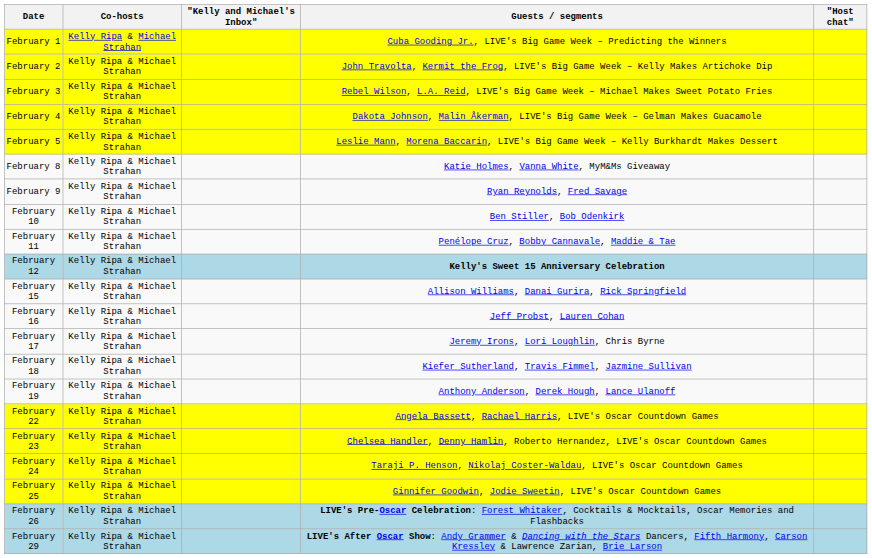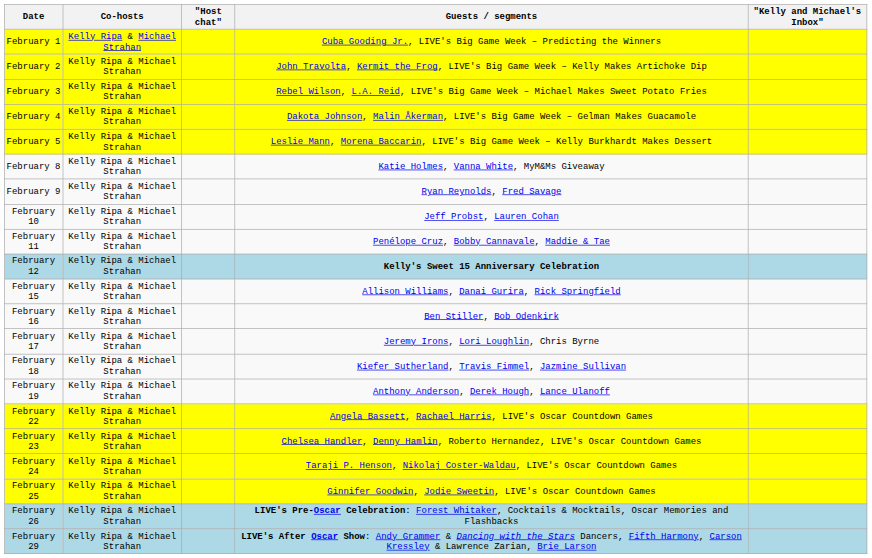columns swapped: (840, 17) <-> (241, 17)
(557, 217) Ben Stiller, Bob Odenkirk -> (491, 217) Jeff Probst, Lauren Cohan
(557, 316) Jeff Probst, Lauren Cohan -> (491, 316) Ben Stiller, Bob Odenkirk
